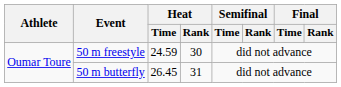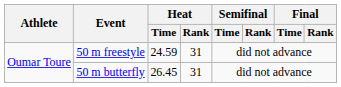(196, 53) 30 -> (196, 53) 31
